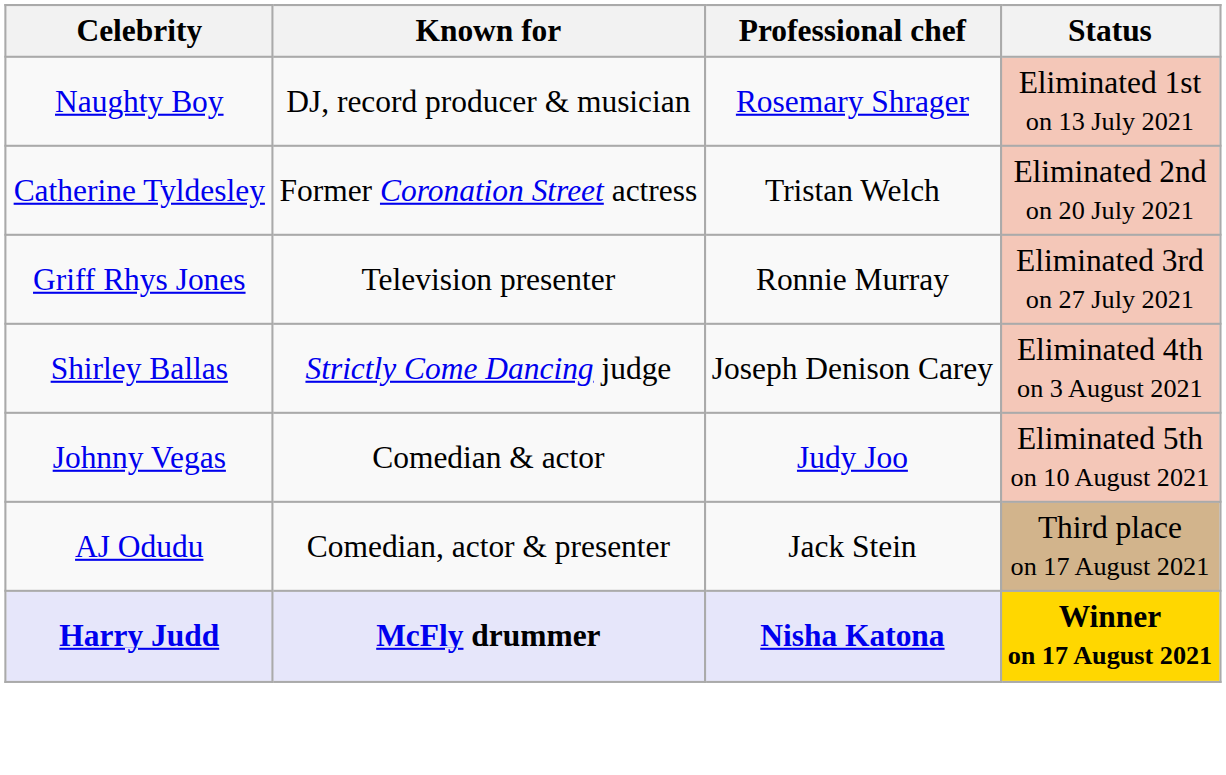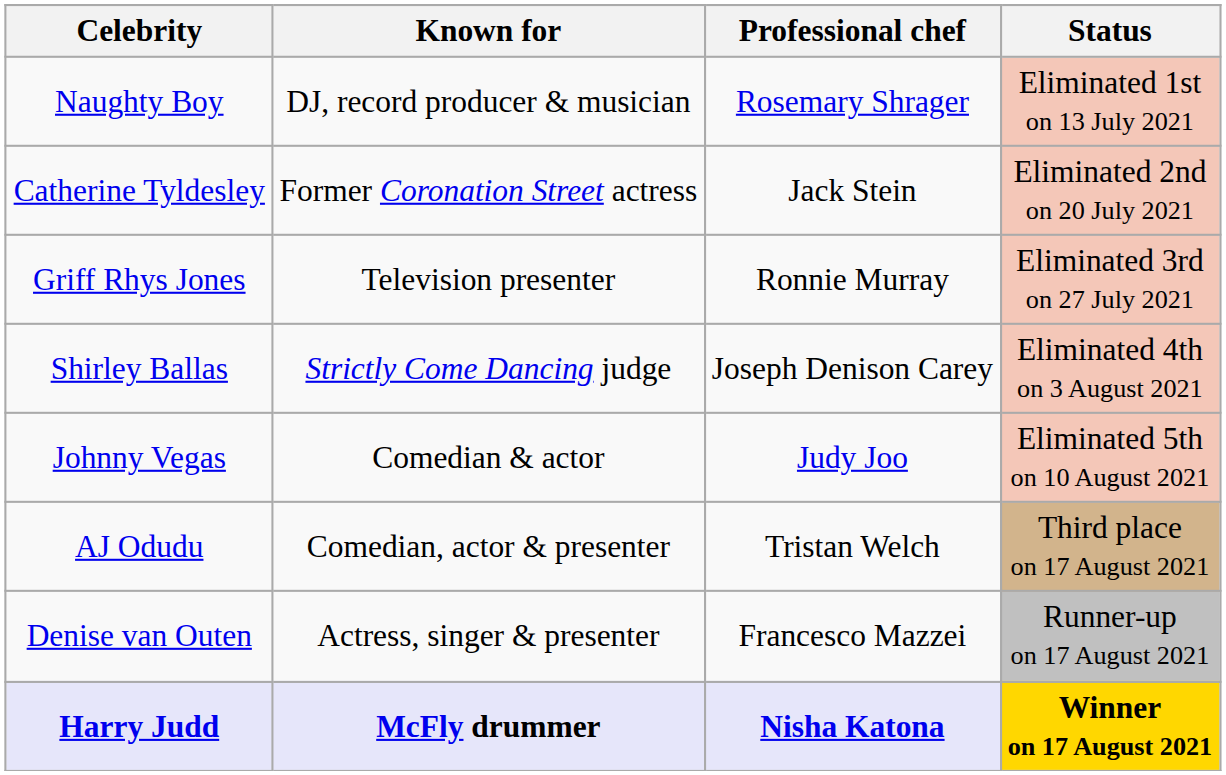(852, 190) Tristan Welch -> (852, 190) Jack Stein
(852, 546) Jack Stein -> (852, 546) Tristan Welch
+ row: (139, 635)
